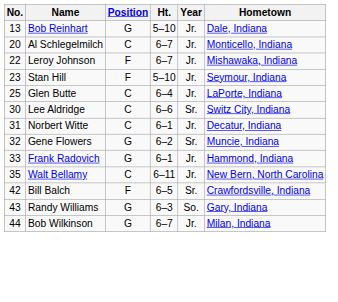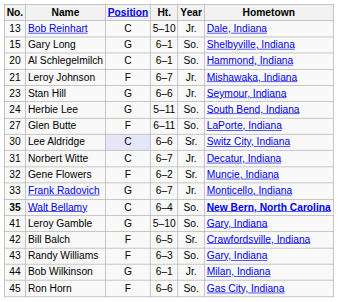(128, 28) G -> (128, 28) C
+ row: (52, 45)
(164, 45) 6–7 -> (164, 61) 6–1
(191, 45) Jr. -> (191, 61) So.
(249, 45) Monticello, Indiana -> (250, 61) Hammond, Indiana
(15, 61) 22 -> (15, 77) 21
(128, 77) F -> (128, 93) G
(164, 77) 5–10 -> (164, 93) 6–6
+ row: (53, 110)
(15, 93) 25 -> (15, 126) 27
(128, 93) C -> (128, 126) F
(164, 93) 6–4 -> (164, 126) 6–11
(191, 93) Jr. -> (191, 126) So.
(128, 110) no background -> (128, 142) lavender background
(164, 126) 6–1 -> (164, 158) 6–7
(128, 142) G -> (128, 175) F
(164, 158) 6–1 -> (164, 191) 6–7
(250, 158) Hammond, Indiana -> (249, 191) Monticello, Indiana
(15, 175) normal -> (15, 207) bold
(164, 175) 6–11 -> (164, 207) 6–4
(191, 175) Jr. -> (191, 207) So.
(265, 175) normal -> (269, 207) bold
+ row: (60, 223)
(128, 207) G -> (128, 256) F
(164, 223) 6–7 -> (164, 272) 6–1
+ row: (50, 288)
